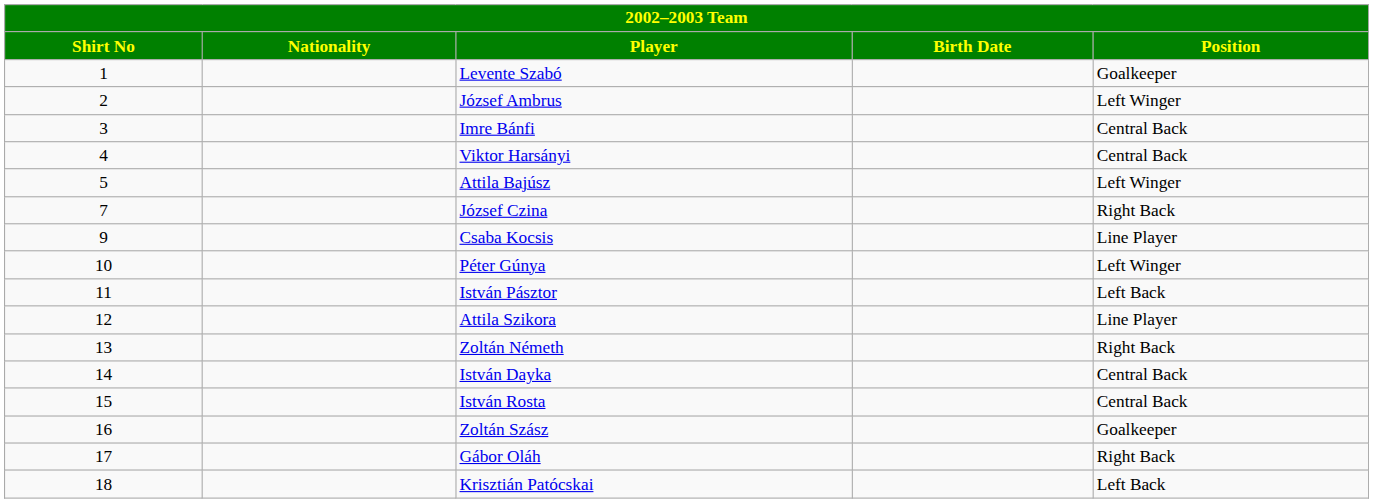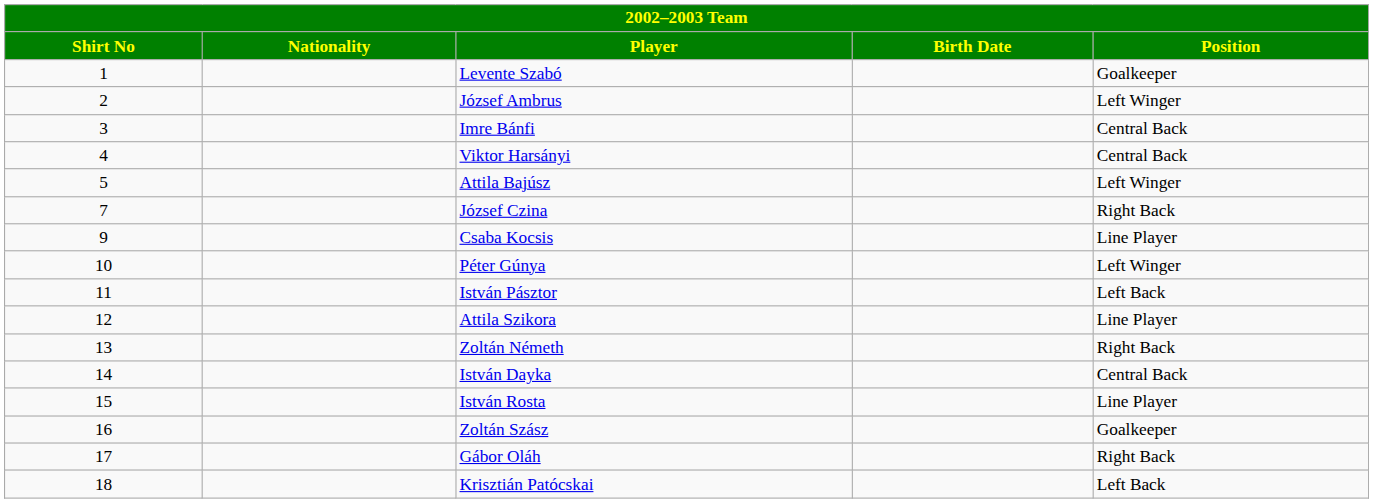(1142, 401) Central Back -> (1137, 401) Line Player
